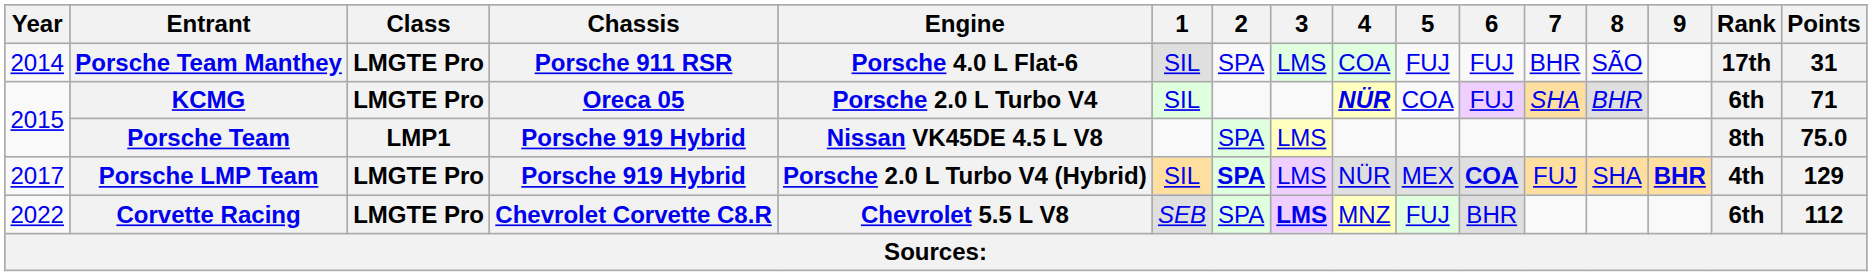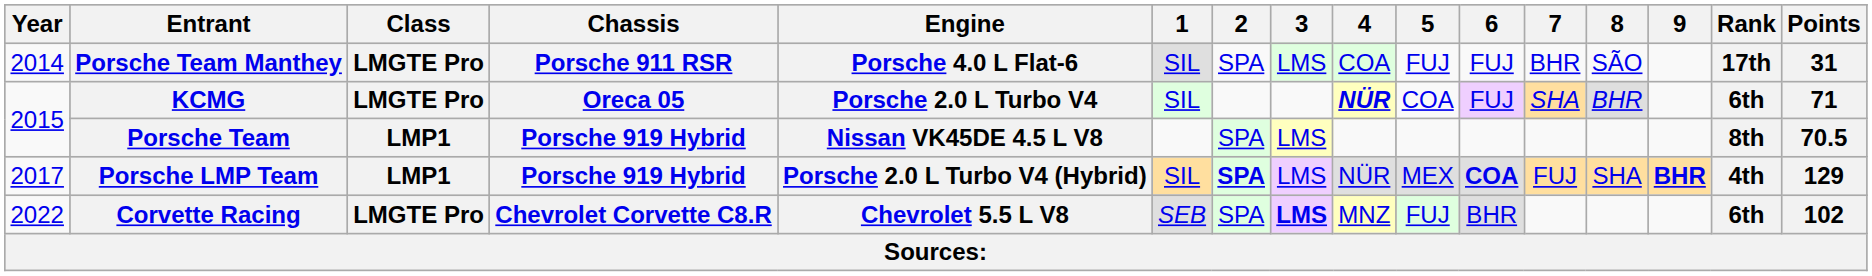(1824, 138) 75.0 -> (1824, 138) 70.5
(419, 176) LMGTE Pro -> (419, 176) LMP1
(1824, 214) 112 -> (1824, 214) 102
